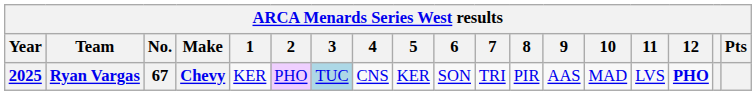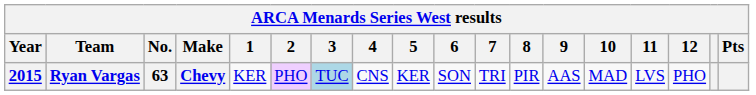(25, 76) 2025 -> (25, 76) 2015
(160, 76) 67 -> (160, 76) 63
(691, 76) bold -> (690, 76) normal
